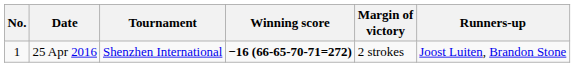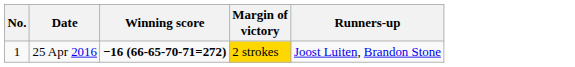- column: (163, 22)
(381, 51) no background -> (255, 51) gold background
